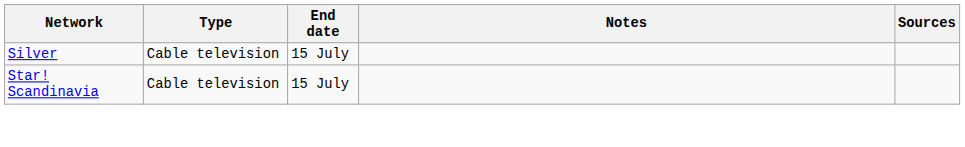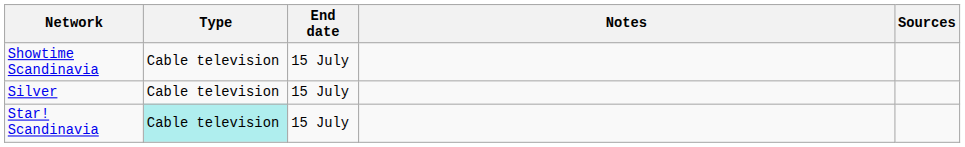+ row: (53, 62)
(213, 85) no background -> (213, 123) paleturquoise background
